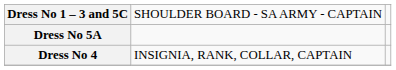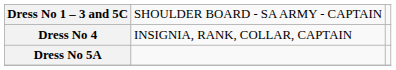rows swapped: (68, 34) <-> (68, 55)
